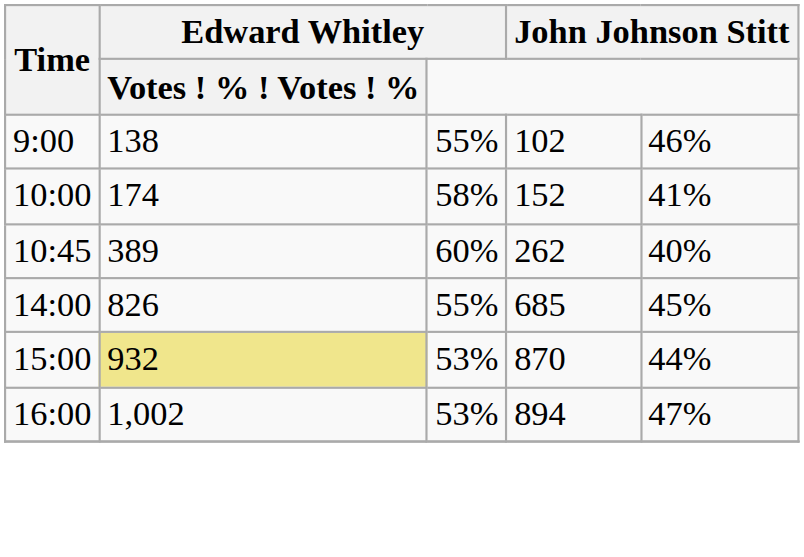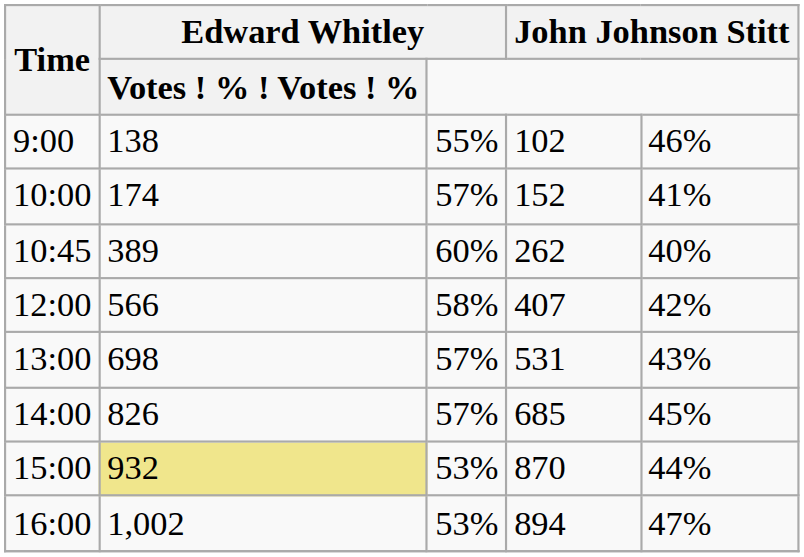(467, 195) 58% -> (467, 195) 57%
+ row: (52, 304)
+ row: (52, 359)
(467, 304) 55% -> (467, 413) 57%
